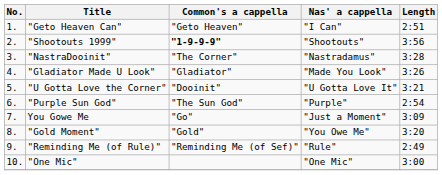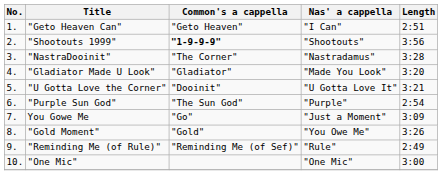(413, 72) 3:26 -> (413, 72) 3:20
(413, 132) 3:20 -> (413, 132) 3:26
